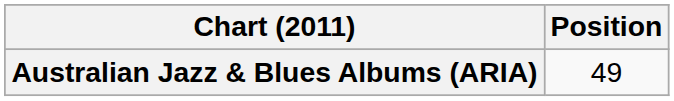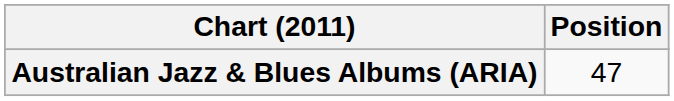(606, 71) 49 -> (606, 71) 47
